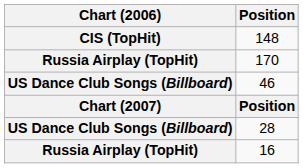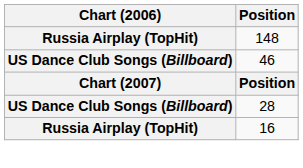(120, 38) CIS (TopHit) -> (120, 38) Russia Airplay (TopHit)
- row: (267, 60)
